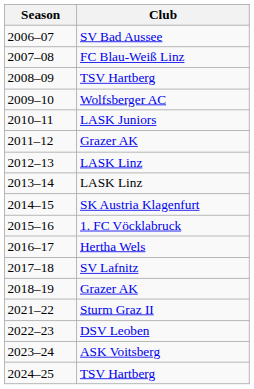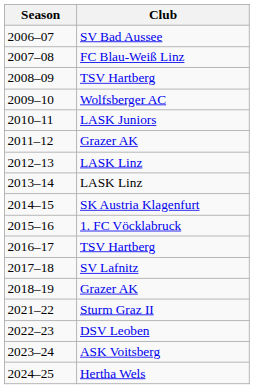(113, 246) Hertha Wels -> (118, 246) TSV Hartberg
(118, 373) TSV Hartberg -> (113, 373) Hertha Wels
